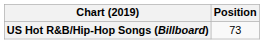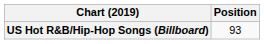(235, 30) 73 -> (235, 30) 93
